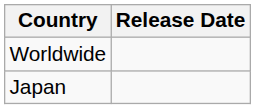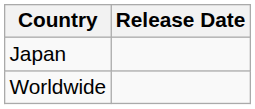rows swapped: (38, 86) <-> (58, 53)
